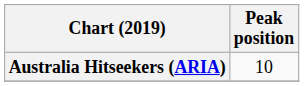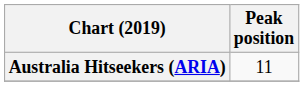(264, 66) 10 -> (264, 66) 11
